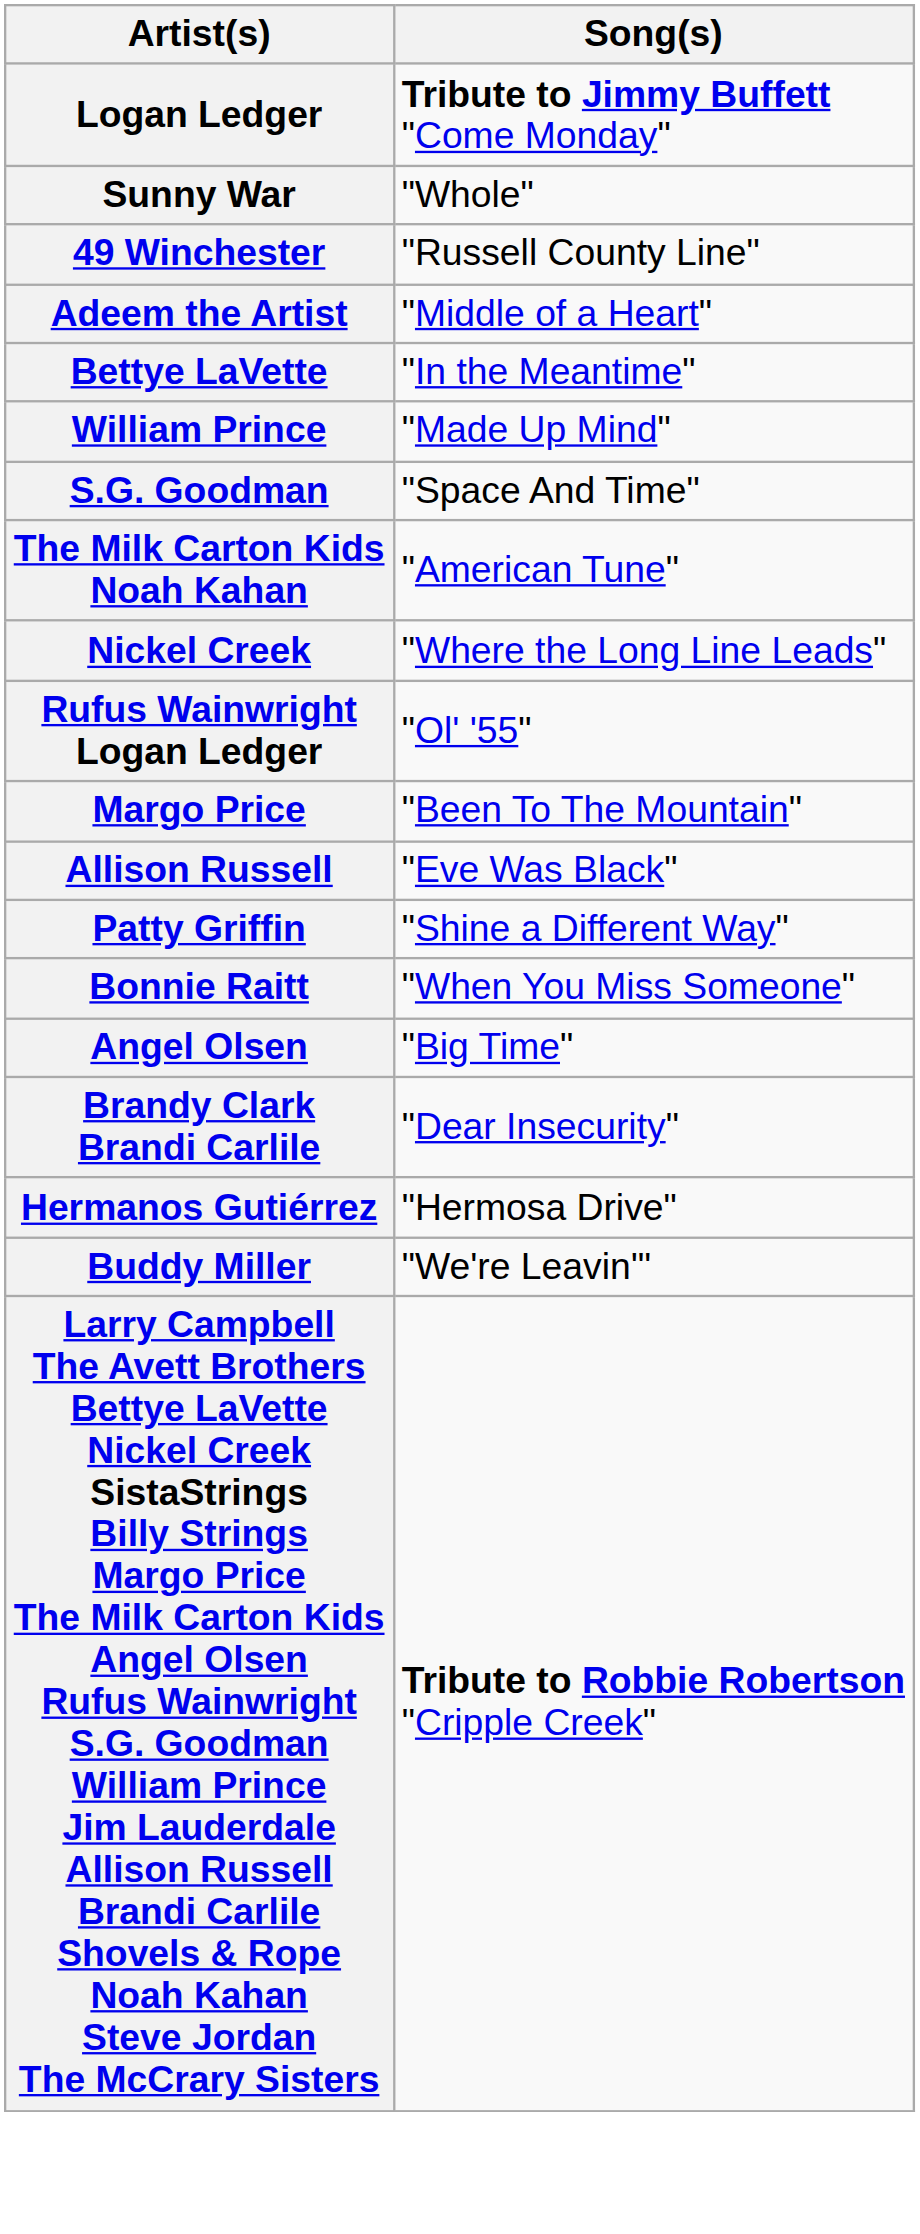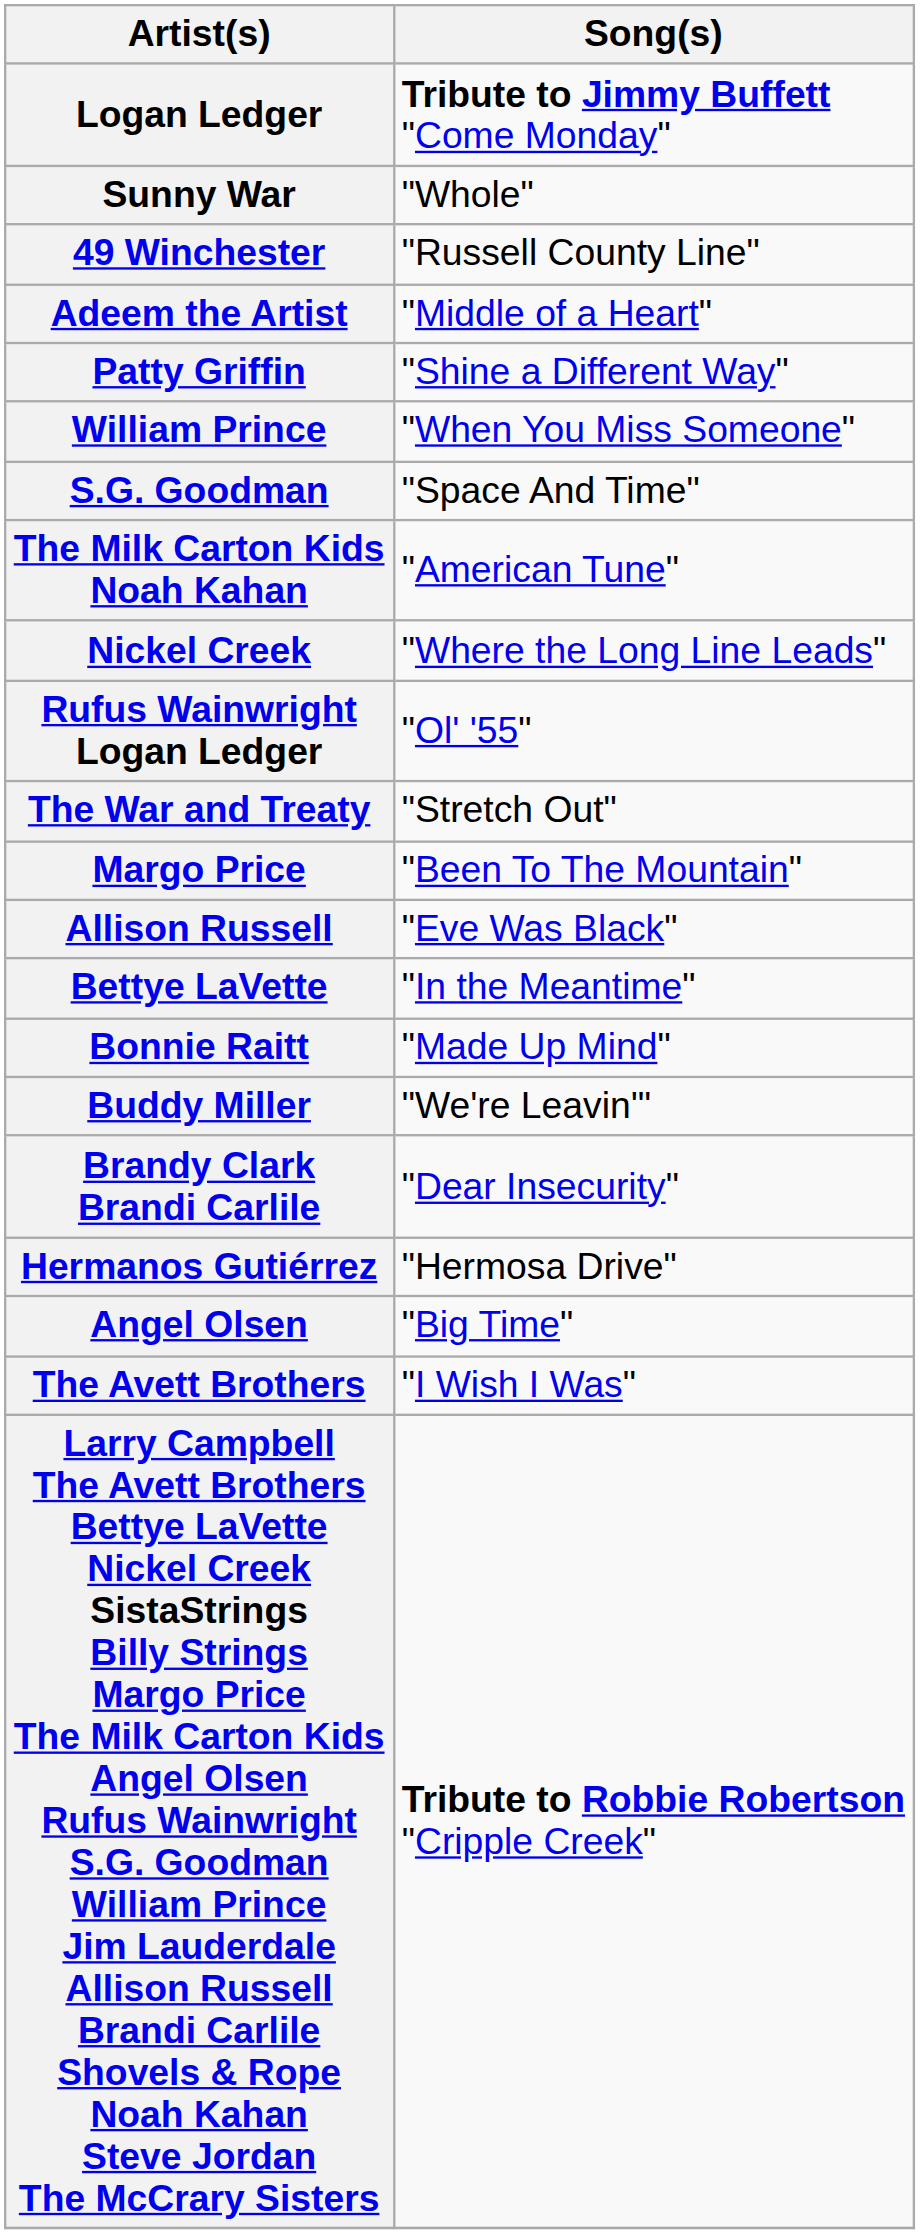rows swapped: (199, 371) <-> (199, 928)
(536, 430) "Made Up Mind" -> (628, 430) "When You Miss Someone"
+ row: (199, 810)
(628, 987) "When You Miss Someone" -> (536, 1046) "Made Up Mind"
rows swapped: (199, 1266) <-> (199, 1046)
+ row: (199, 1384)
